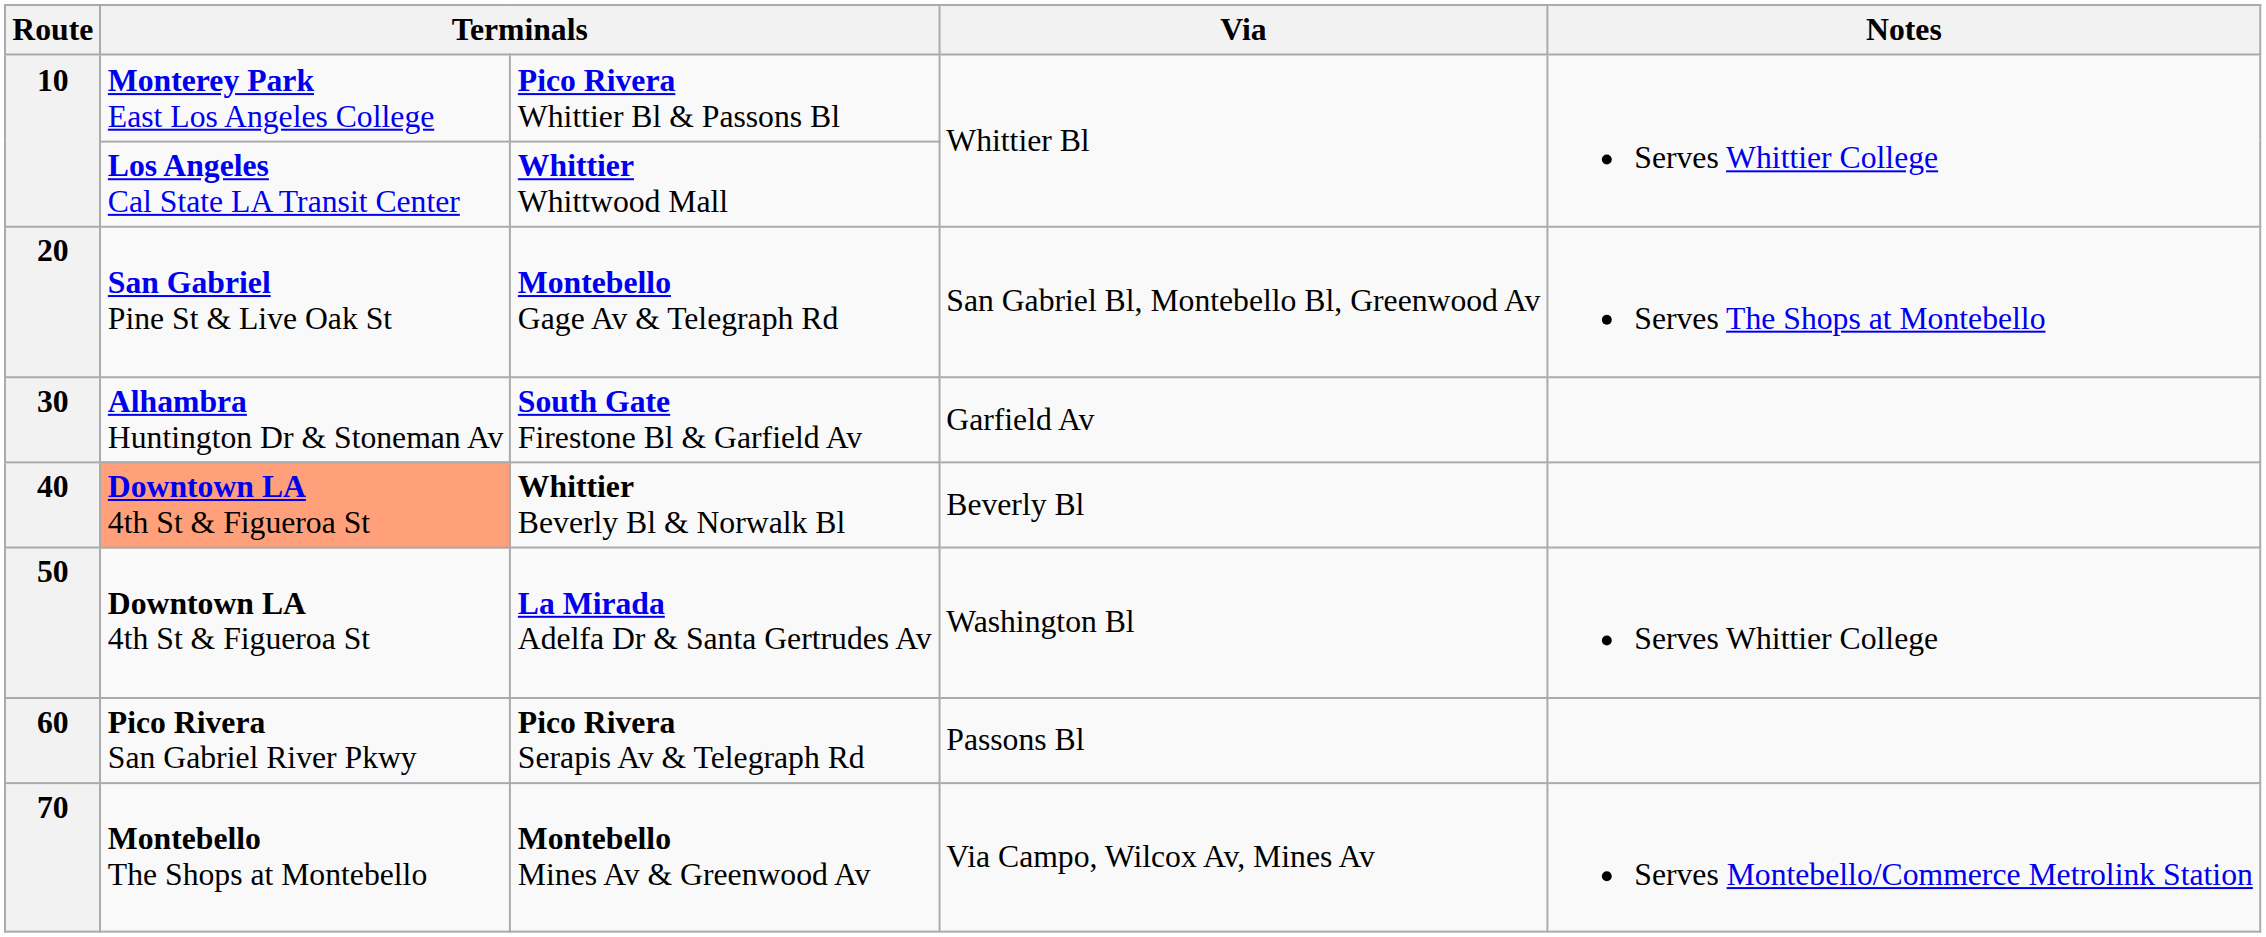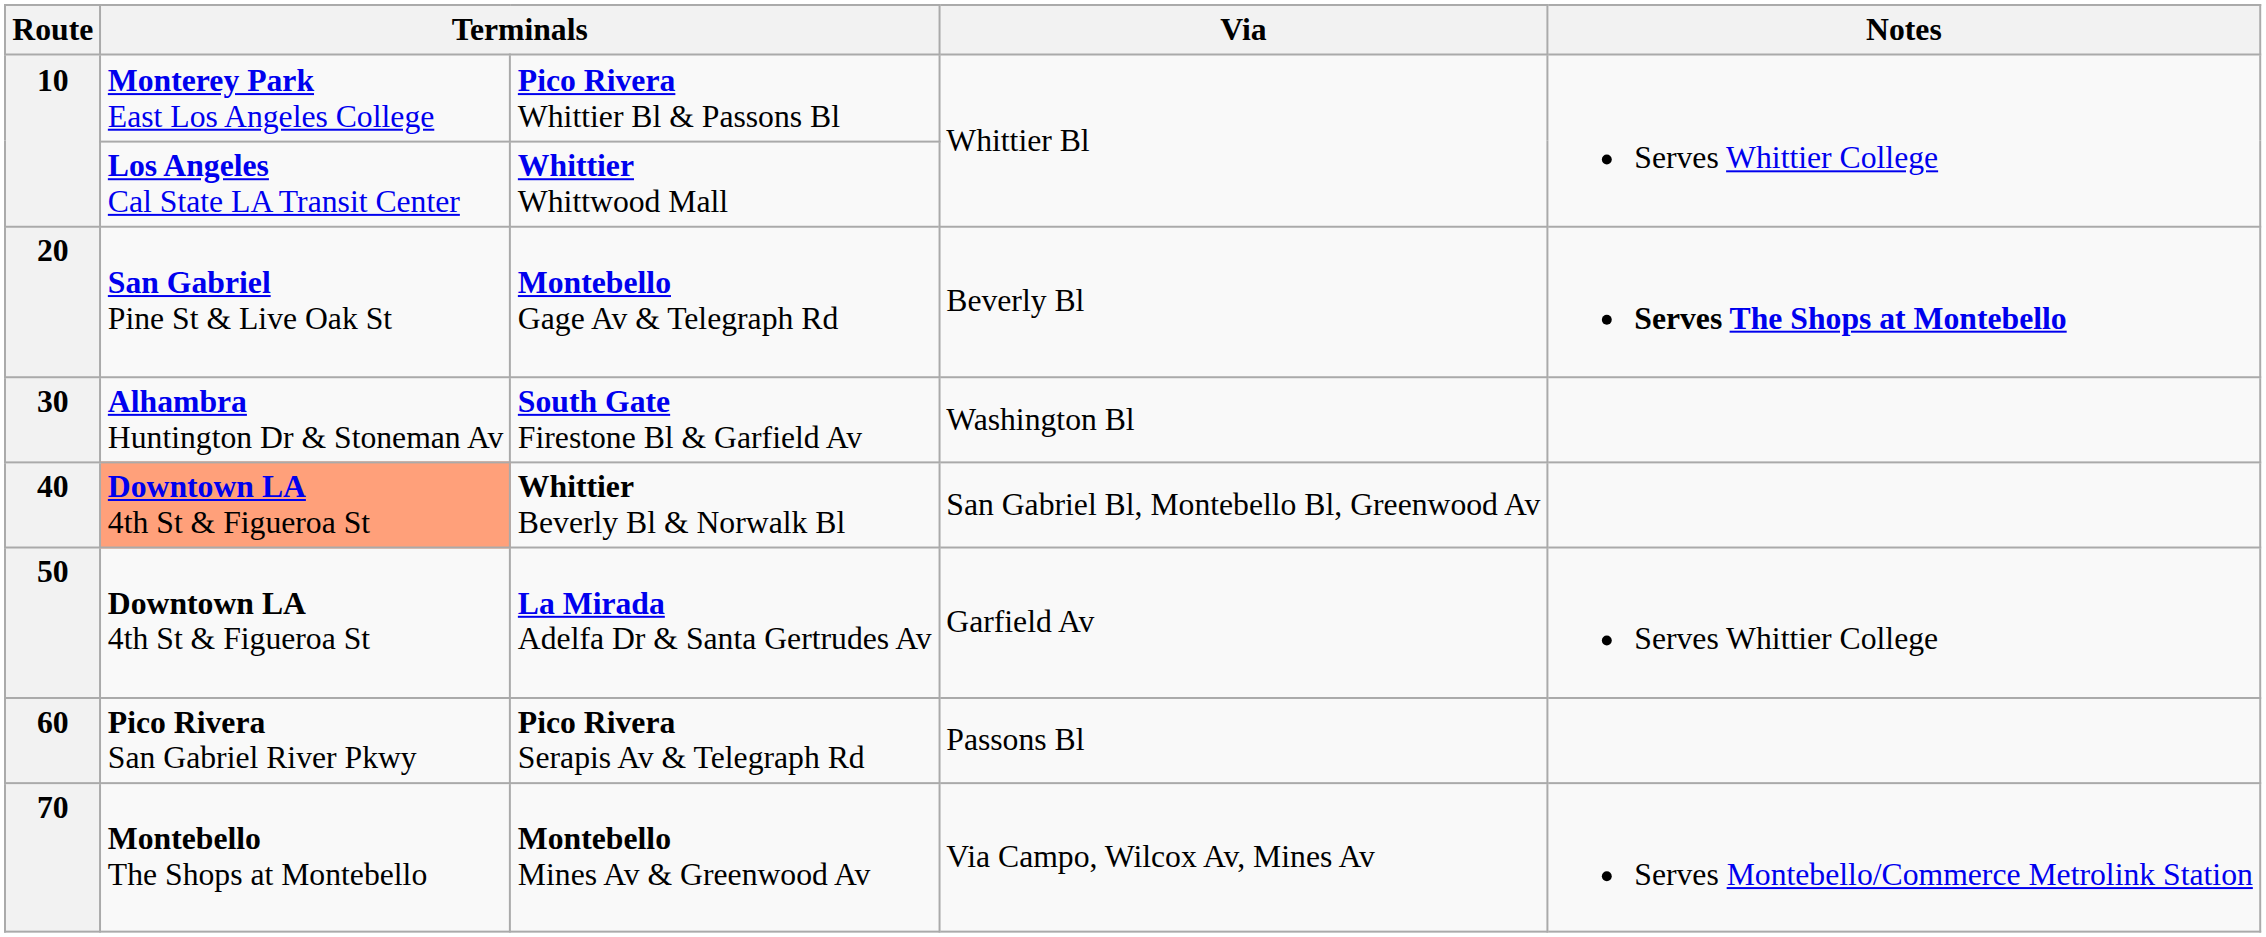(1243, 301) San Gabriel Bl, Montebello Bl, Greenwood Av -> (1015, 301) Beverly Bl
(1904, 319) normal -> (1904, 319) bold
(1020, 418) Garfield Av -> (1040, 418) Washington Bl
(1015, 504) Beverly Bl -> (1243, 504) San Gabriel Bl, Montebello Bl, Greenwood Av
(1040, 622) Washington Bl -> (1020, 622) Garfield Av
